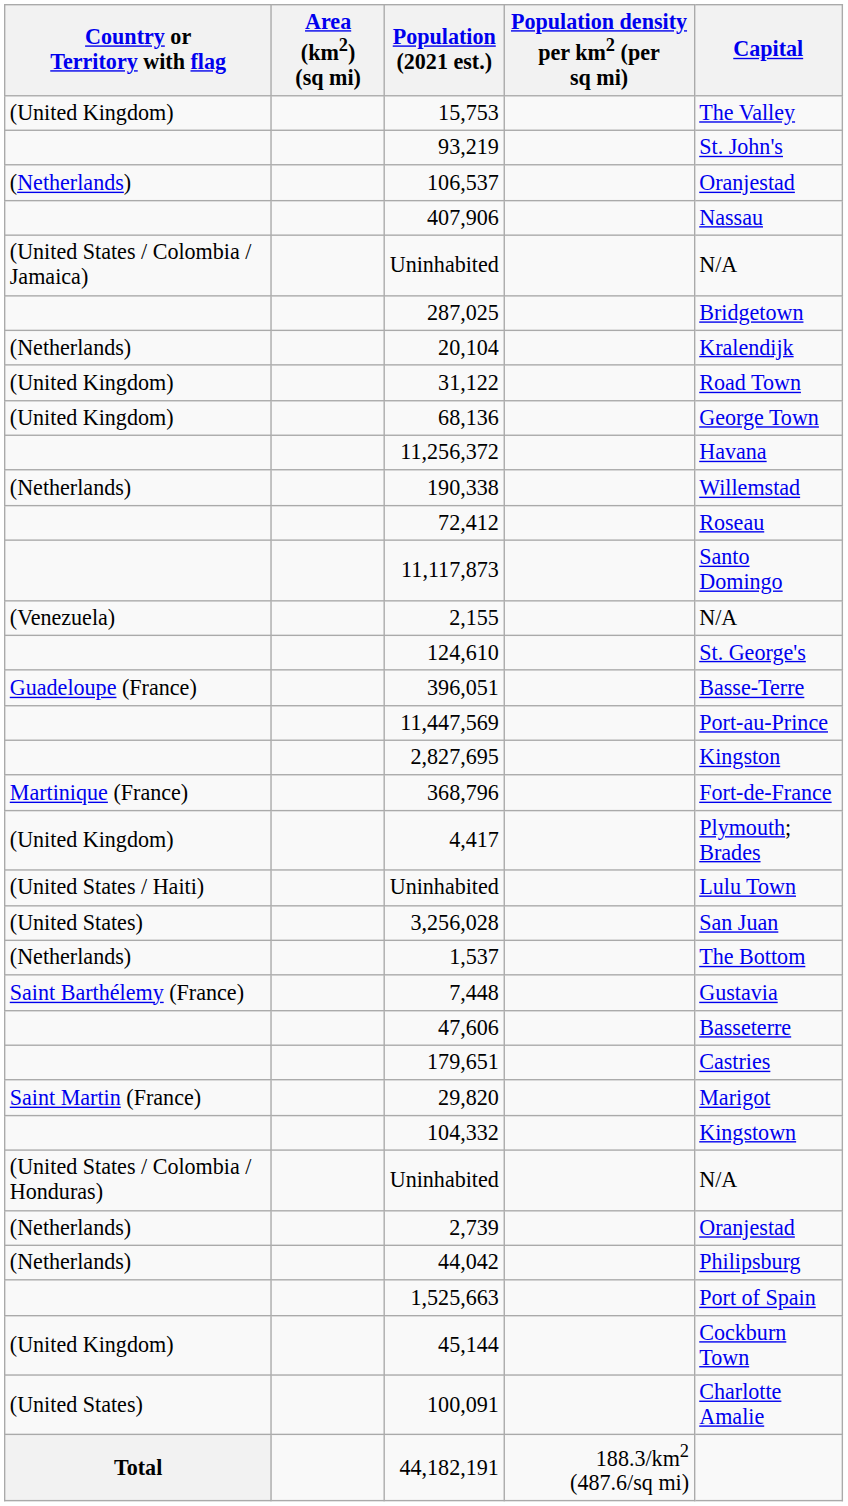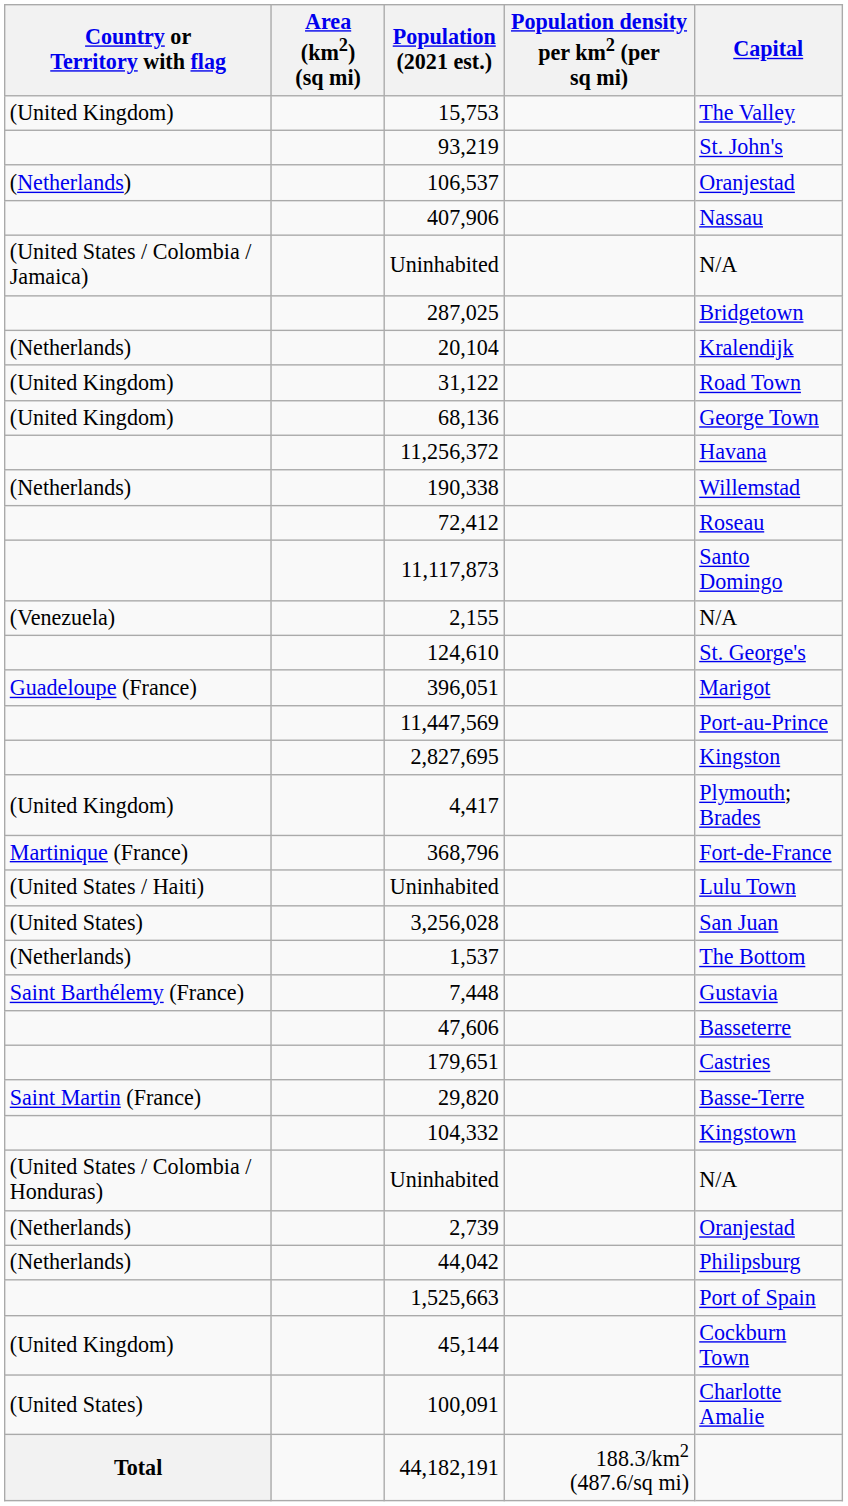(752, 687) Basse-Terre -> (735, 687) Marigot
rows swapped: (99, 792) <-> (92, 840)
(735, 1097) Marigot -> (752, 1097) Basse-Terre
